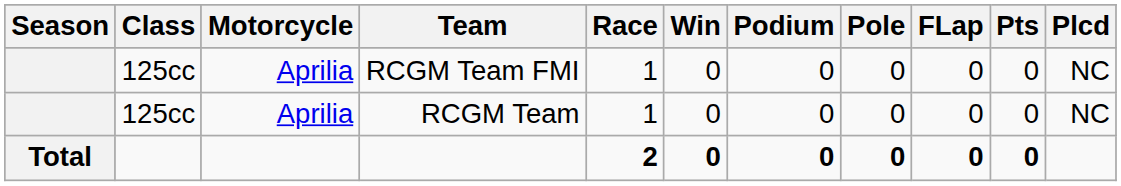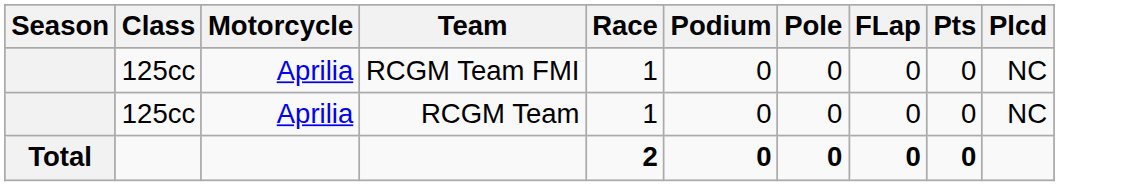- column: (696, 26)
